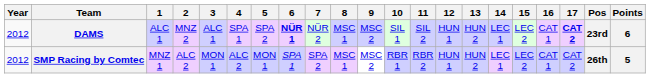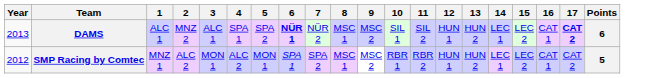- column: (597, 12)
(18, 33) 2012 -> (18, 33) 2013
